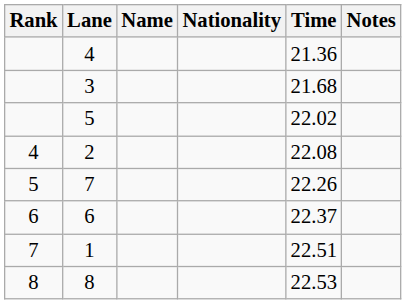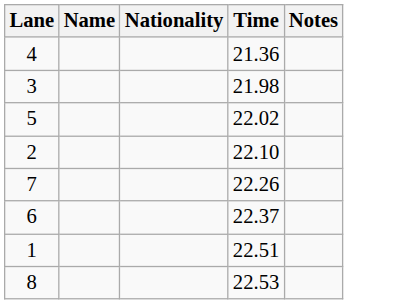- column: (33, 20)
(314, 86) 21.68 -> (256, 86) 21.98
(314, 151) 22.08 -> (256, 151) 22.10
